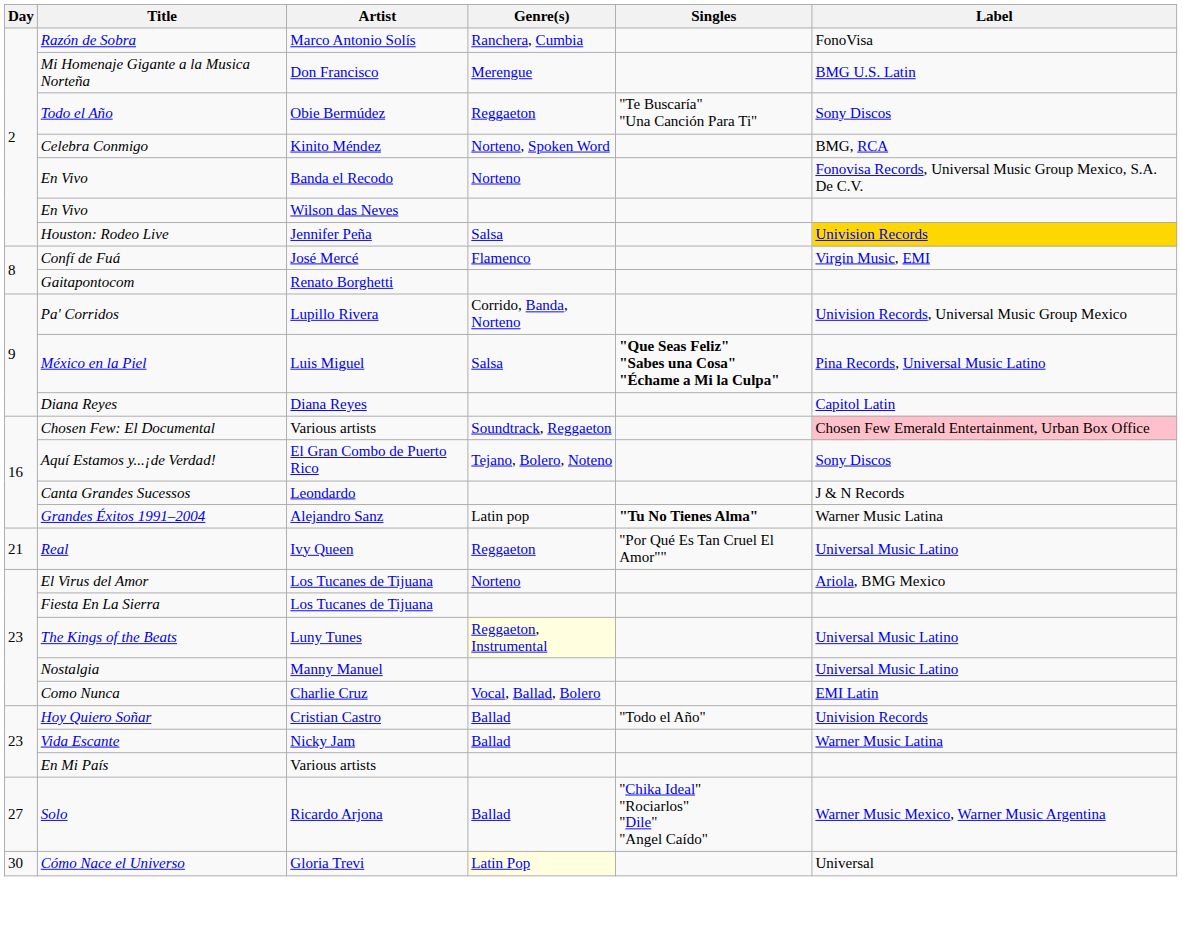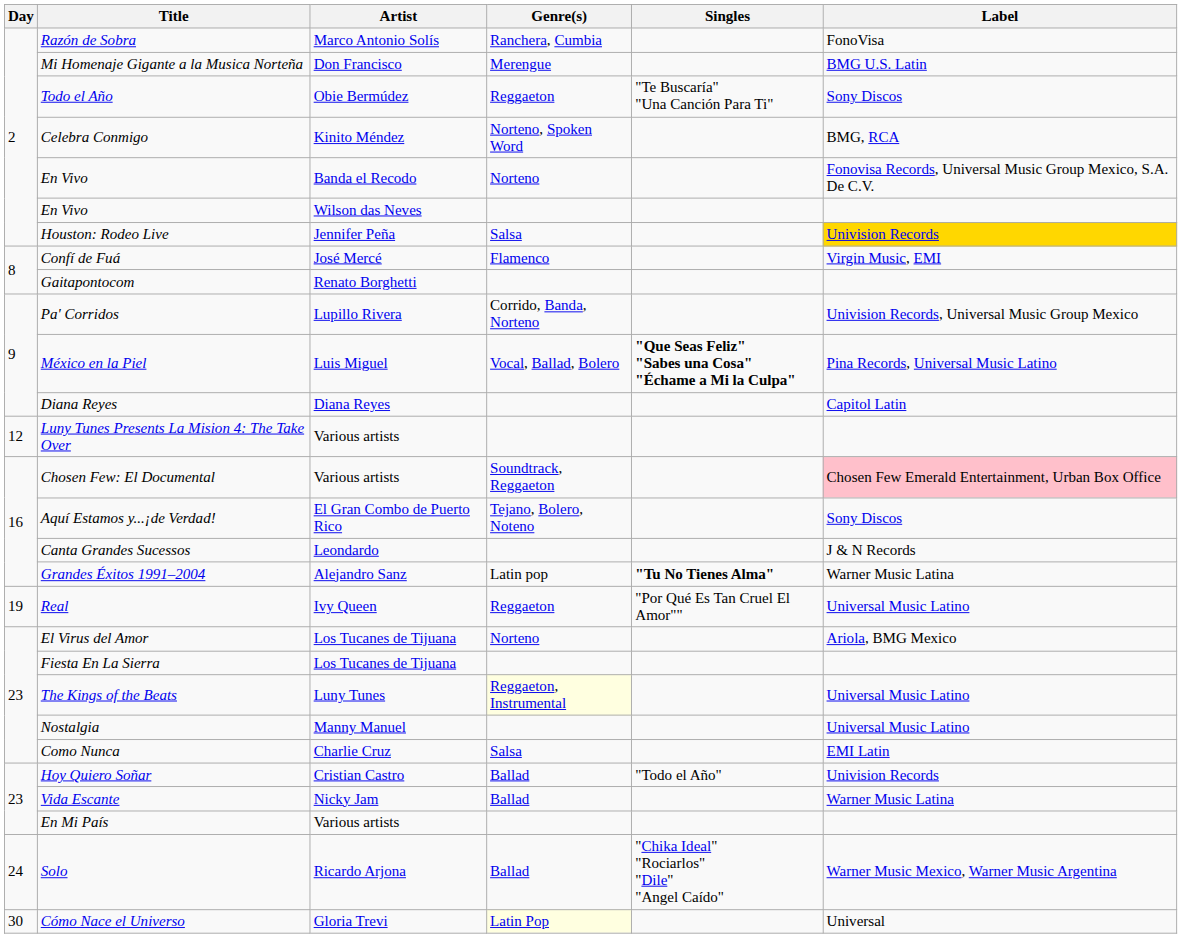(487, 363) Salsa -> (555, 363) Vocal, Ballad, Bolero
+ row: (172, 436)
(15, 548) 21 -> (15, 606) 19
(536, 693) Vocal, Ballad, Bolero -> (506, 751) Salsa
(15, 814) 27 -> (15, 871) 24
